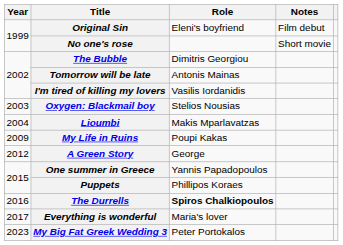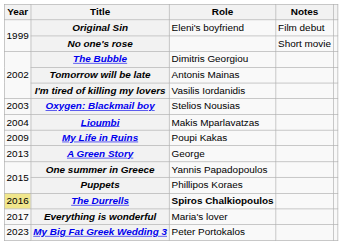(18, 153) 2012 -> (18, 153) 2013
(18, 201) no background -> (18, 201) khaki background
